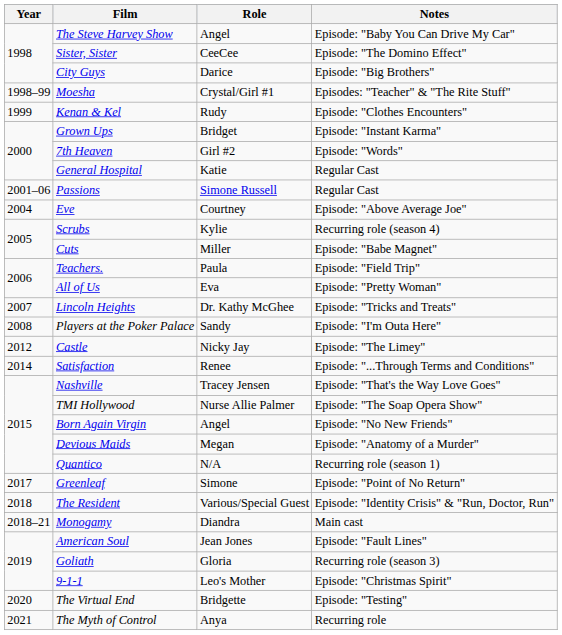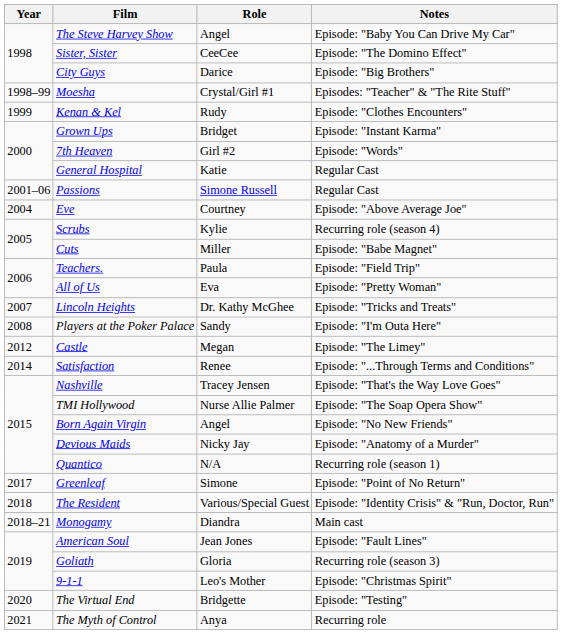(225, 346) Nicky Jay -> (217, 346) Megan
(217, 444) Megan -> (225, 444) Nicky Jay
